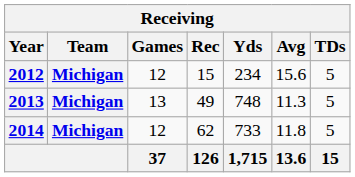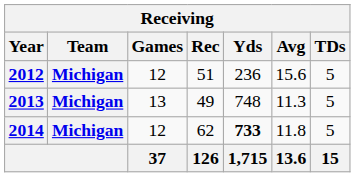(206, 74) 15 -> (206, 74) 51
(248, 74) 234 -> (248, 74) 236
(248, 130) normal -> (248, 130) bold
